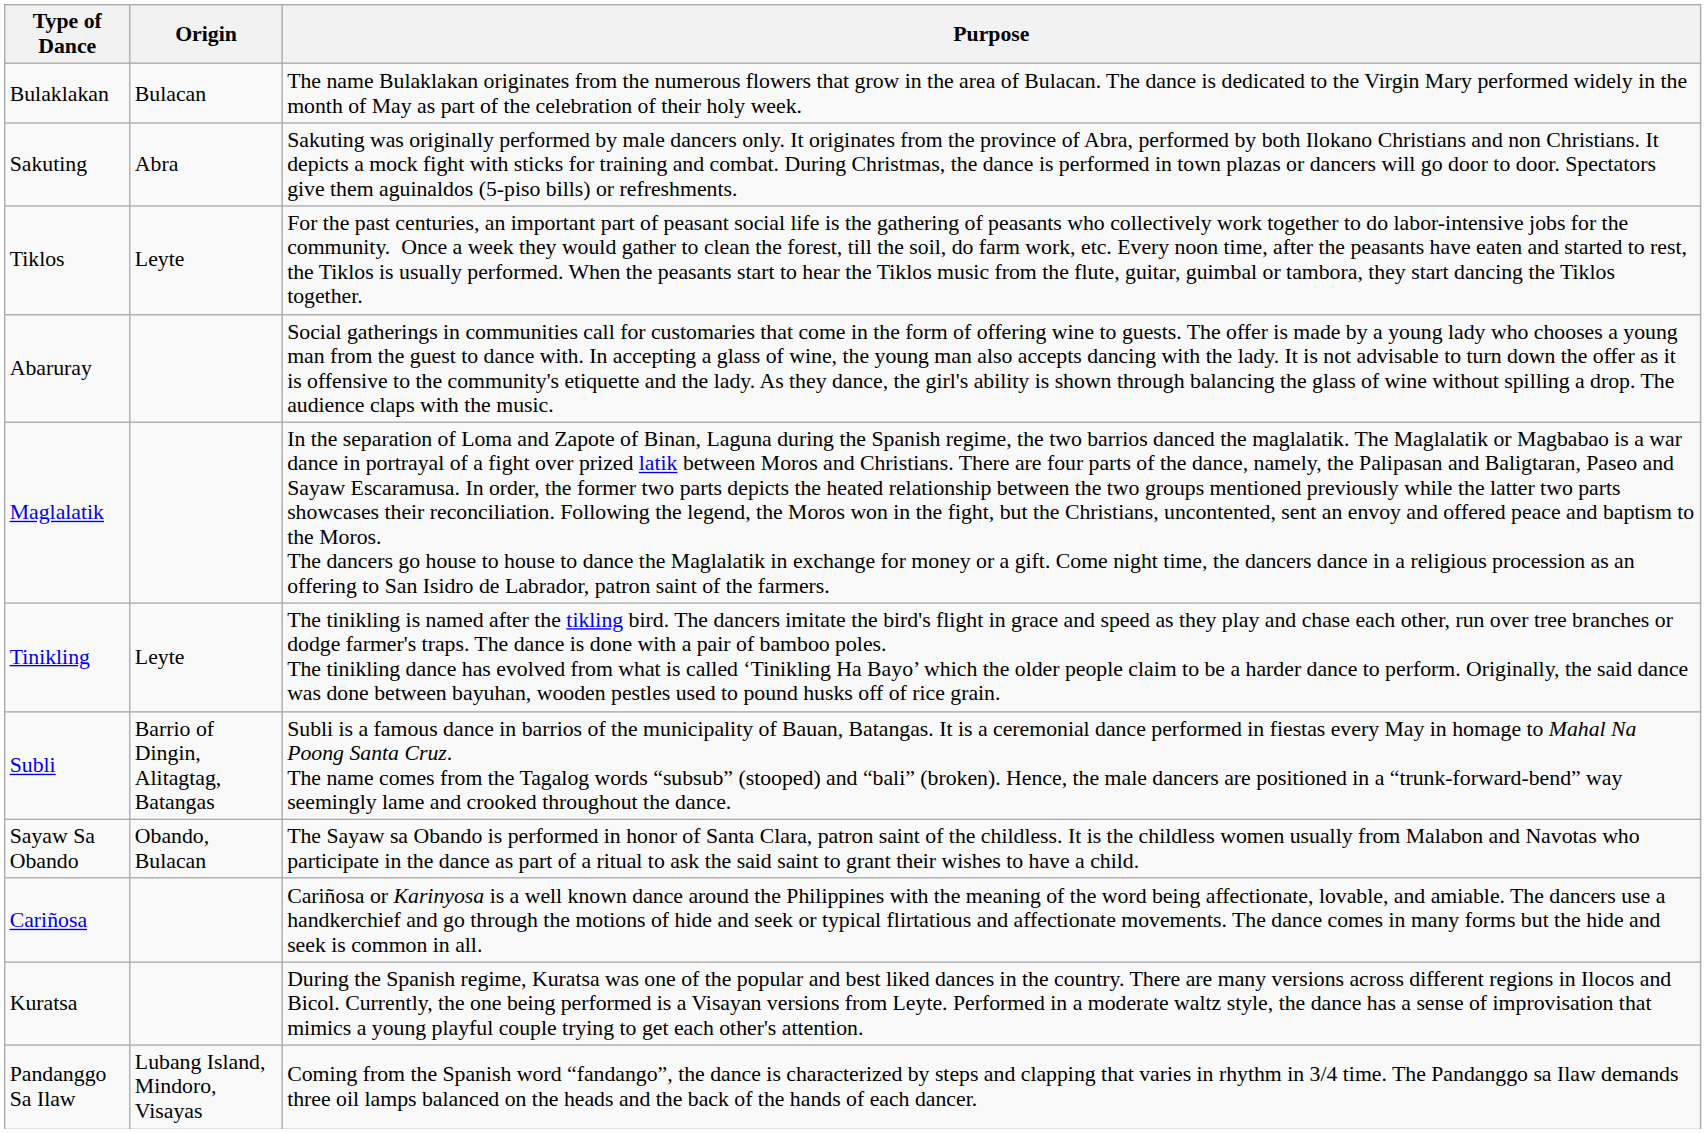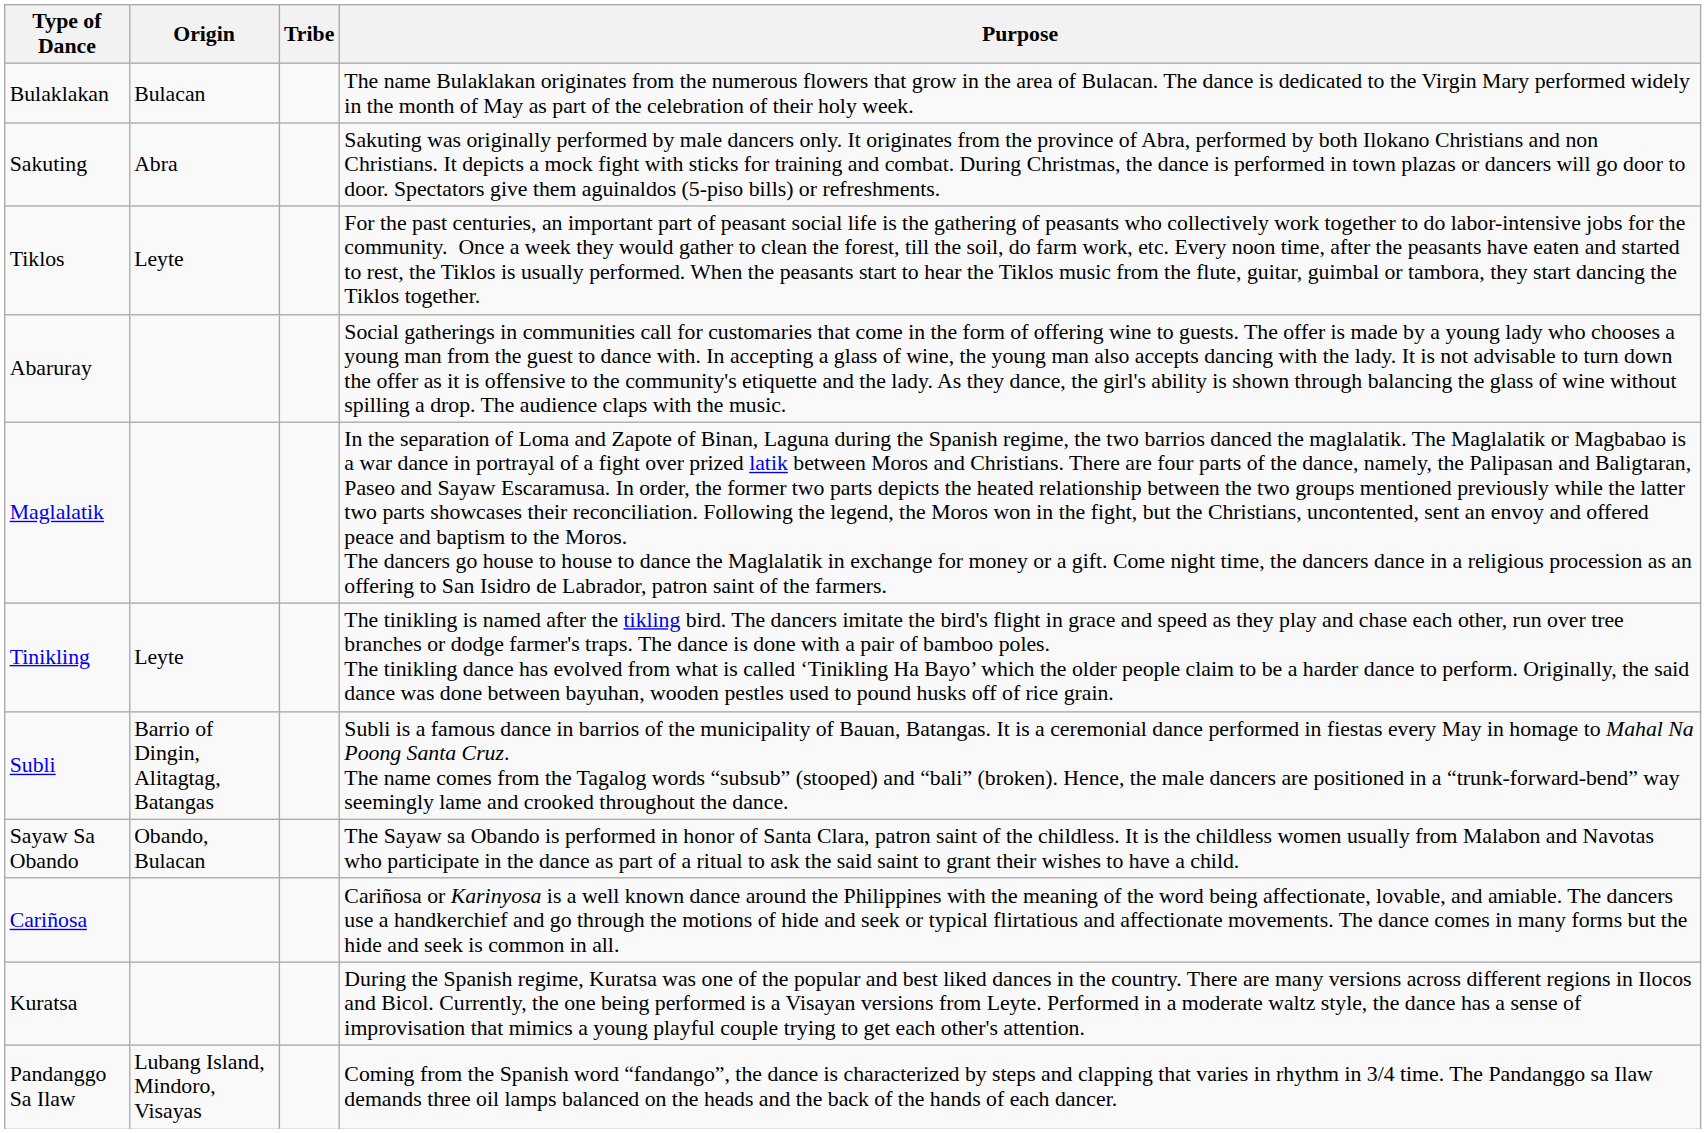+ column: (309, 33)
